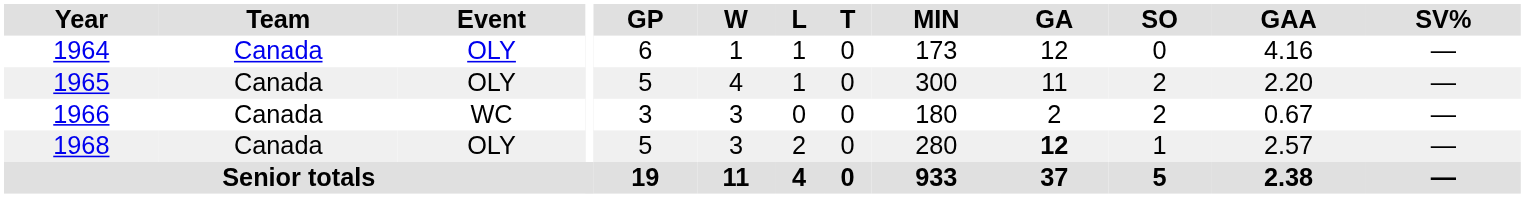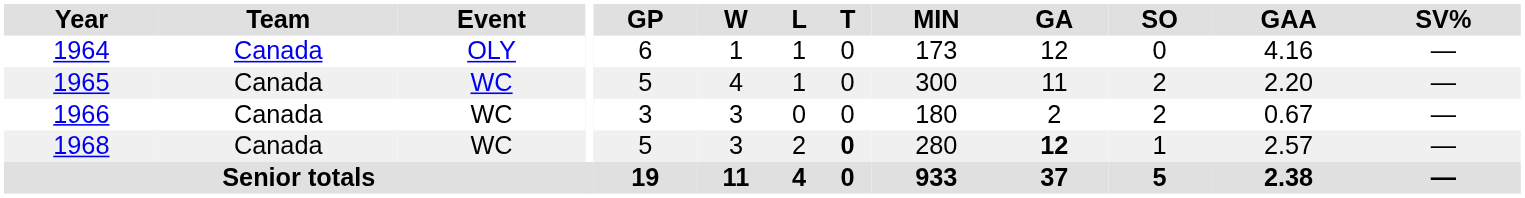(492, 82) OLY -> (492, 82) WC
(492, 145) OLY -> (492, 145) WC
(848, 145) normal -> (848, 145) bold
